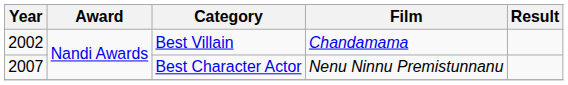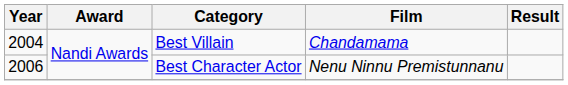(26, 42) 2002 -> (26, 42) 2004
(26, 67) 2007 -> (26, 67) 2006
